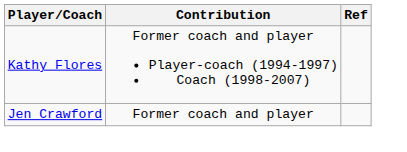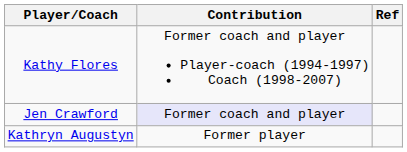(223, 115) no background -> (255, 115) lavender background
+ row: (71, 136)
